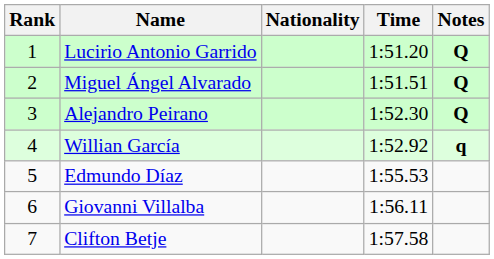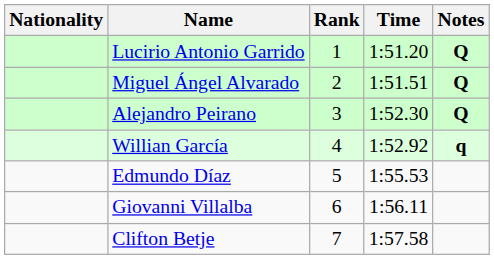columns swapped: (32, 20) <-> (313, 20)
